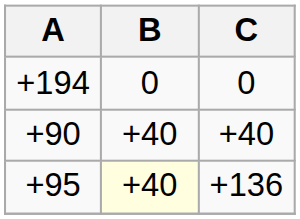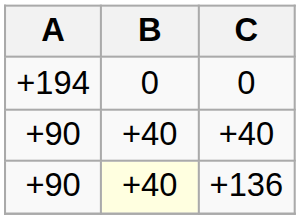(53, 186) +95 -> (53, 186) +90
